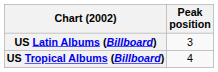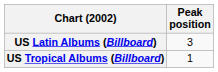(190, 59) 4 -> (190, 59) 1
